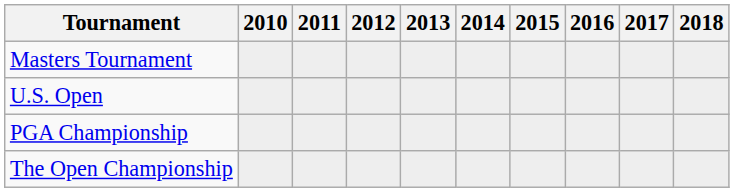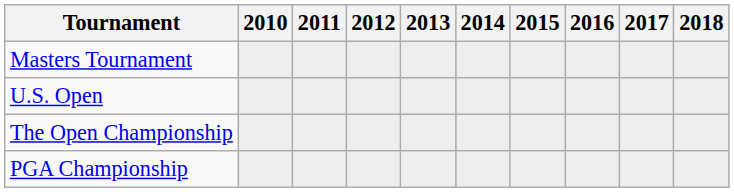rows swapped: (121, 169) <-> (99, 132)
